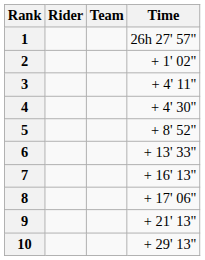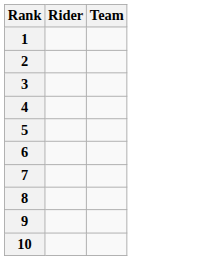- column: (163, 15)
